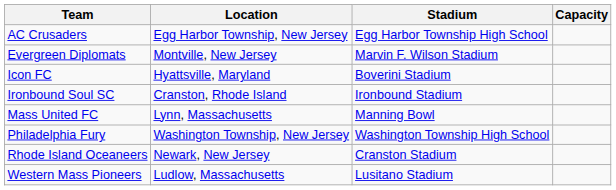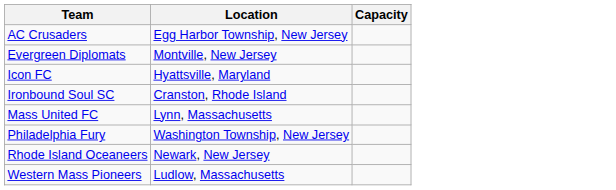- column: (452, 15)
